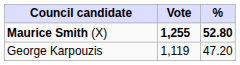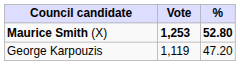(175, 32) 1,255 -> (175, 32) 1,253
